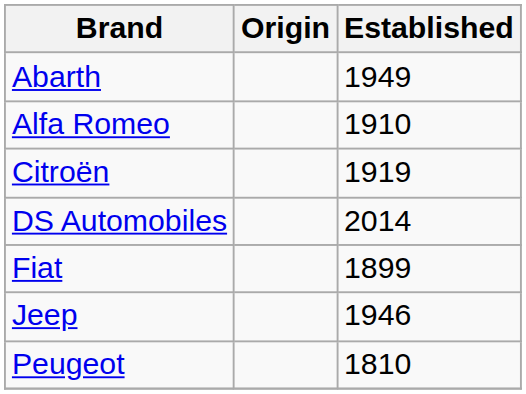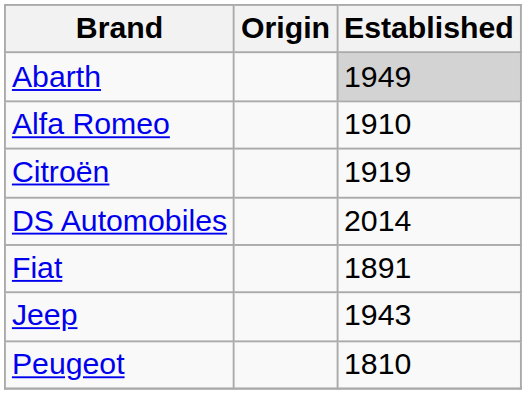(378, 76) no background -> (378, 76) lightgrey background
(378, 268) 1899 -> (378, 268) 1891
(378, 316) 1946 -> (378, 316) 1943
